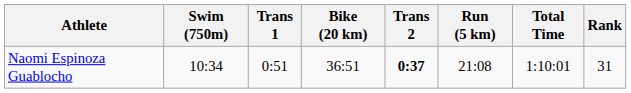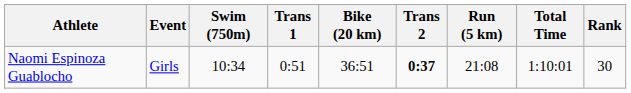+ column: (168, 25)
(605, 67) 31 -> (605, 67) 30
